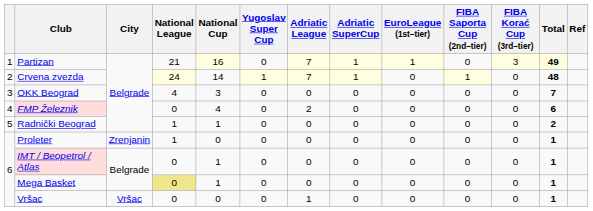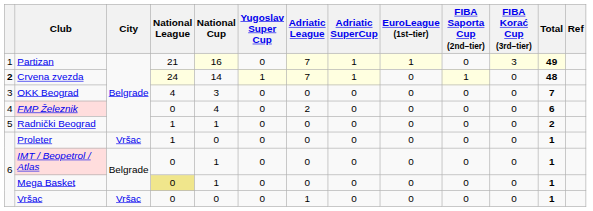(10, 77) normal -> (10, 77) bold
(129, 140) Zrenjanin -> (129, 140) Vršac
